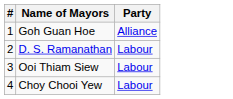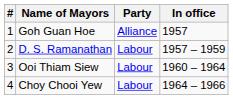+ column: (194, 13)
